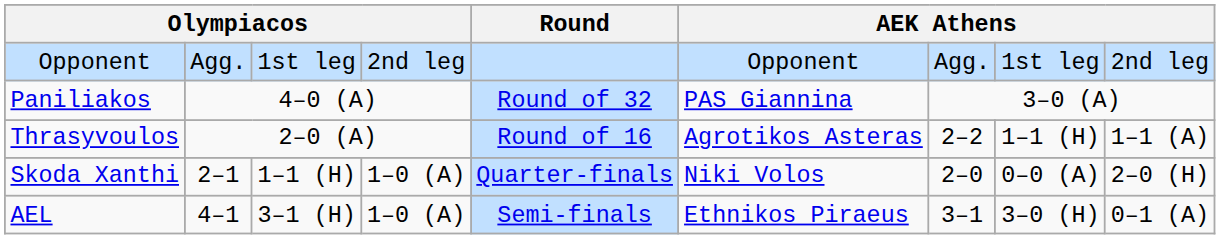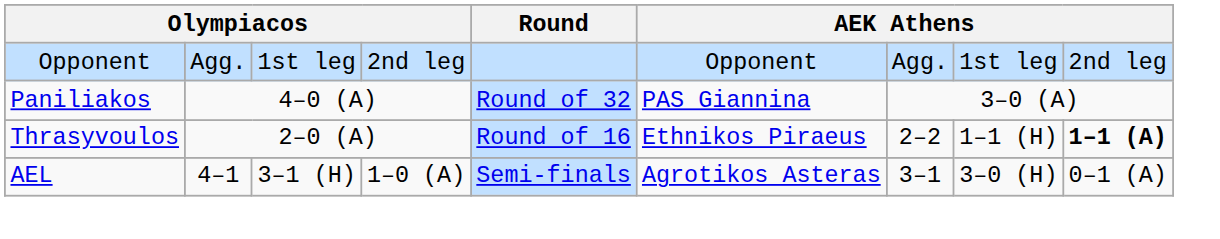(803, 138) Agrotikos Asteras -> (754, 138) Ethnikos Piraeus
(1160, 138) normal -> (1118, 138) bold
- row: (95, 177)
(796, 215) Ethnikos Piraeus -> (761, 177) Agrotikos Asteras
